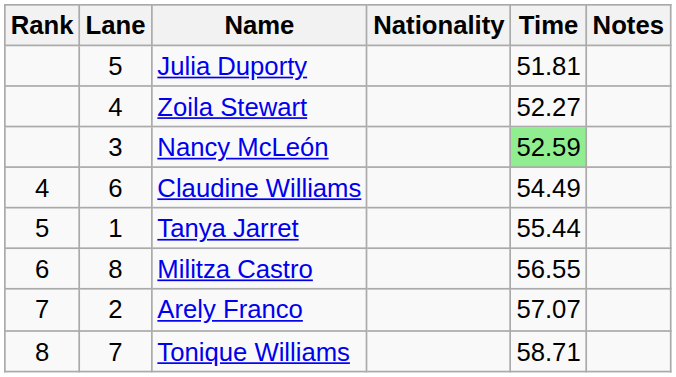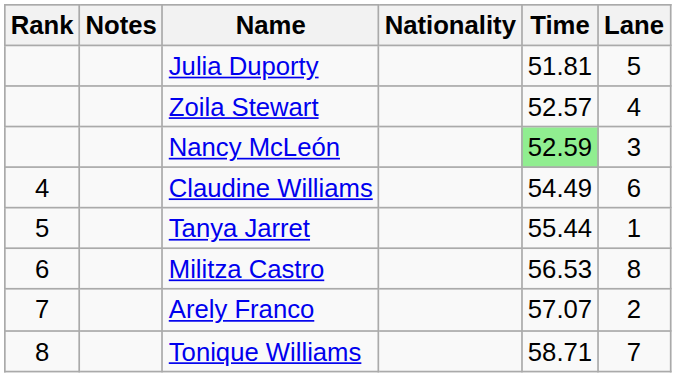columns swapped: (115, 25) <-> (628, 25)
(549, 107) 52.27 -> (560, 107) 52.57
(549, 269) 56.55 -> (560, 269) 56.53
